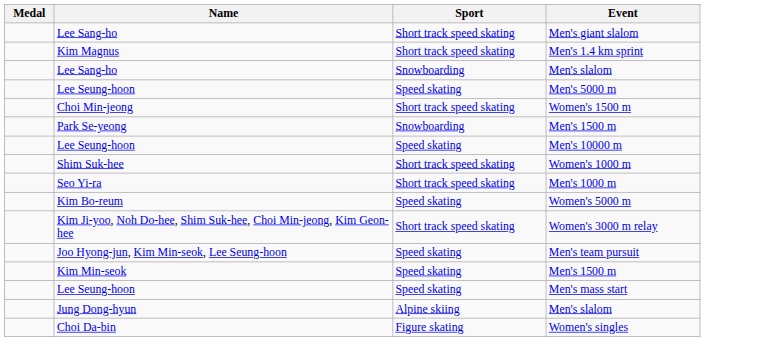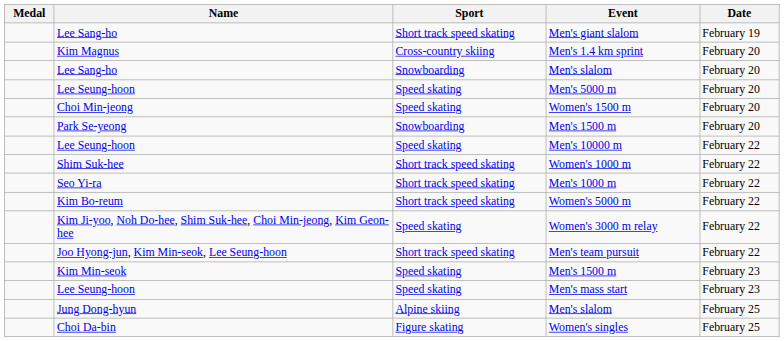+ column: (739, 13)
(455, 51) Short track speed skating -> (445, 51) Cross-country skiing
(455, 107) Short track speed skating -> (428, 107) Speed skating
(428, 201) Speed skating -> (455, 201) Short track speed skating
(455, 227) Short track speed skating -> (428, 227) Speed skating
(428, 252) Speed skating -> (455, 252) Short track speed skating
